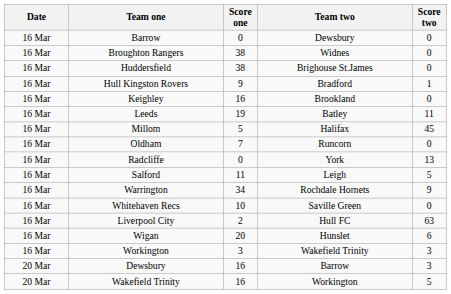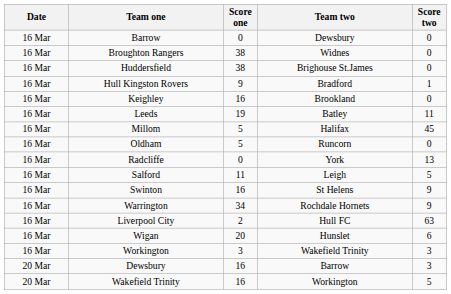(240, 144) 7 -> (240, 144) 5
+ row: (146, 190)
- row: (146, 205)
